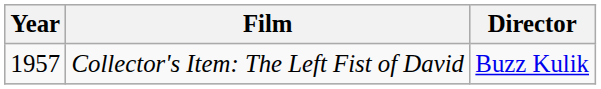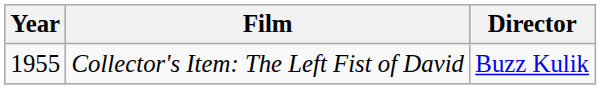(35, 63) 1957 -> (35, 63) 1955
